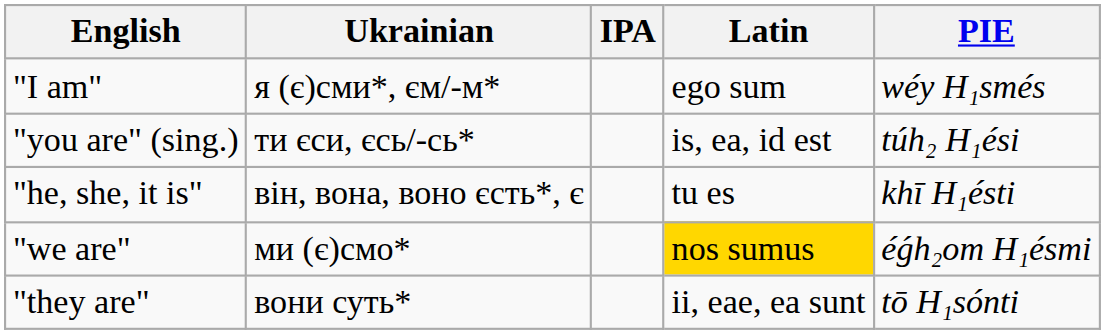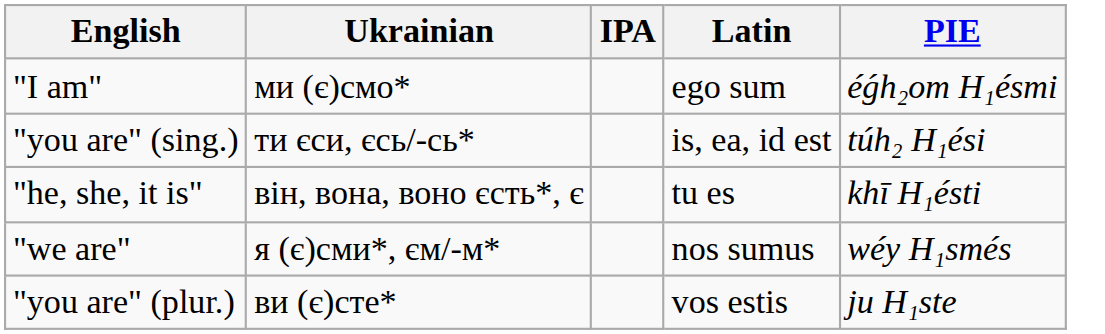(377, 85) я (є)сми*, єм/-м* -> (332, 85) ми (є)смо*
(963, 85) wéy H₁smés -> (952, 85) éǵh₂om H₁ésmi
(332, 247) ми (є)смо* -> (377, 247) я (є)сми*, єм/-м*
(743, 247) gold background -> (743, 247) no background
(986, 247) éǵh₂om H₁ésmi -> (929, 247) wéy H₁smés
+ row: (124, 301)
- row: (81, 301)
